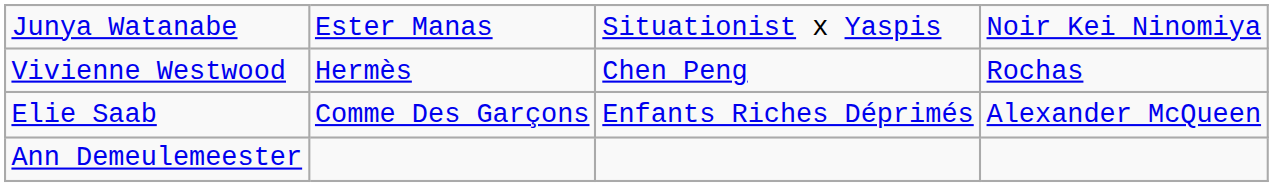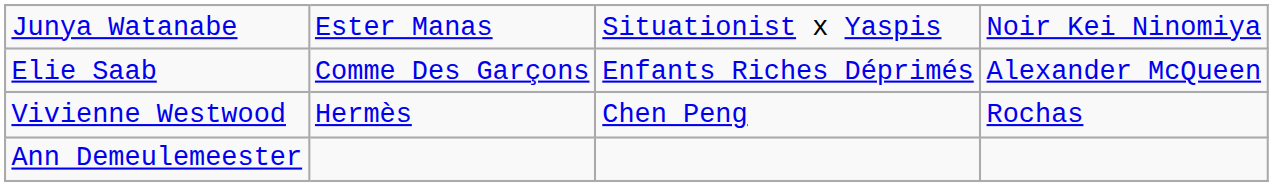rows swapped: (149, 71) <-> (84, 115)
